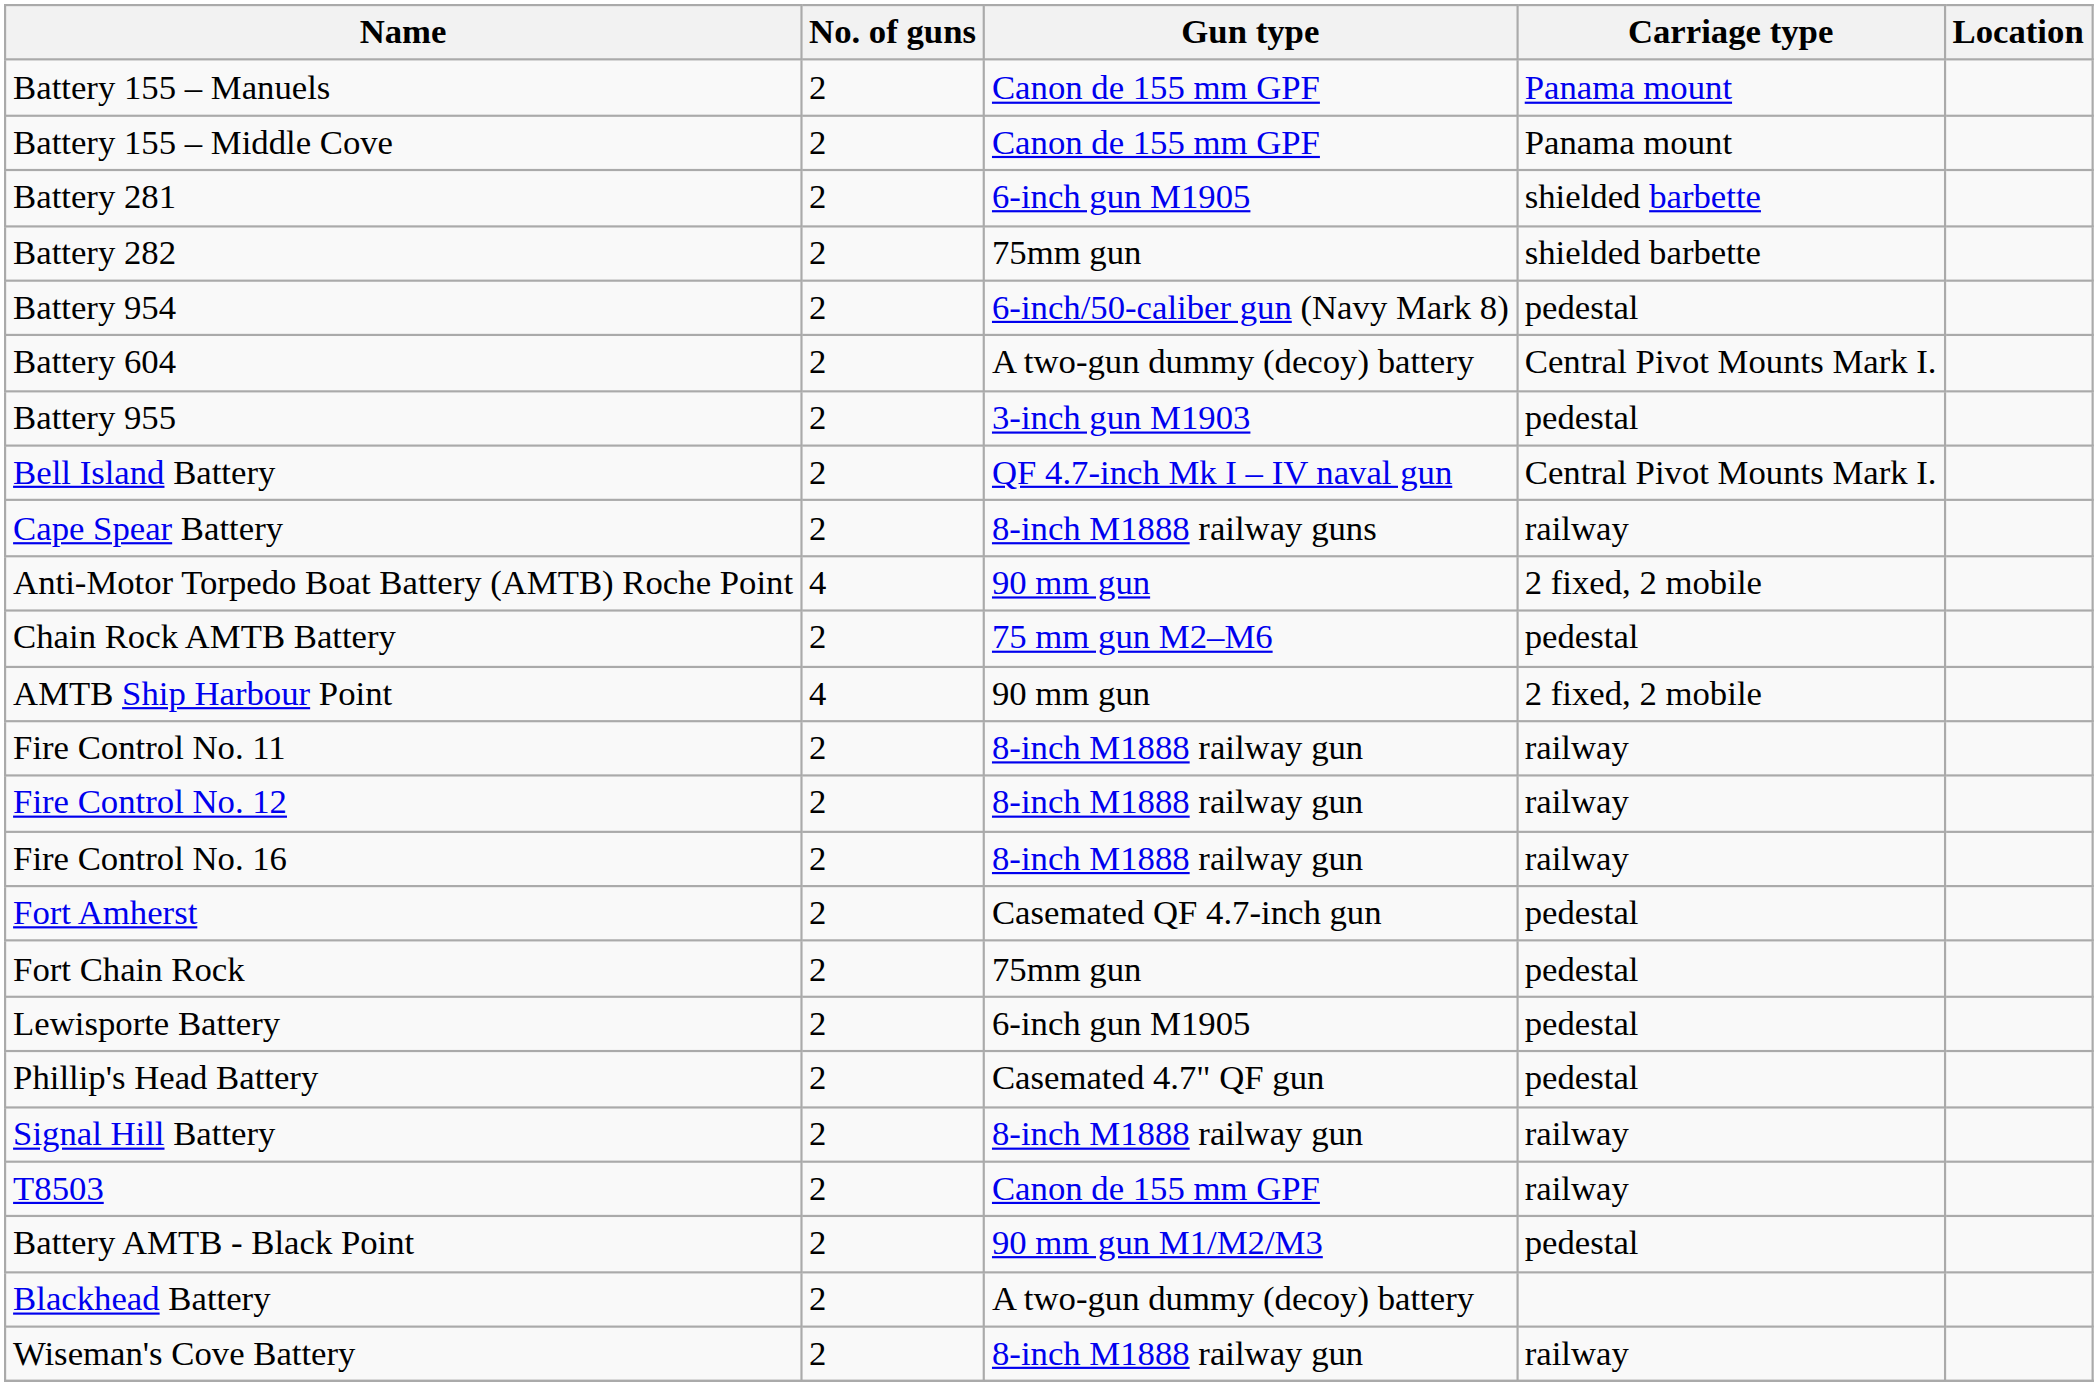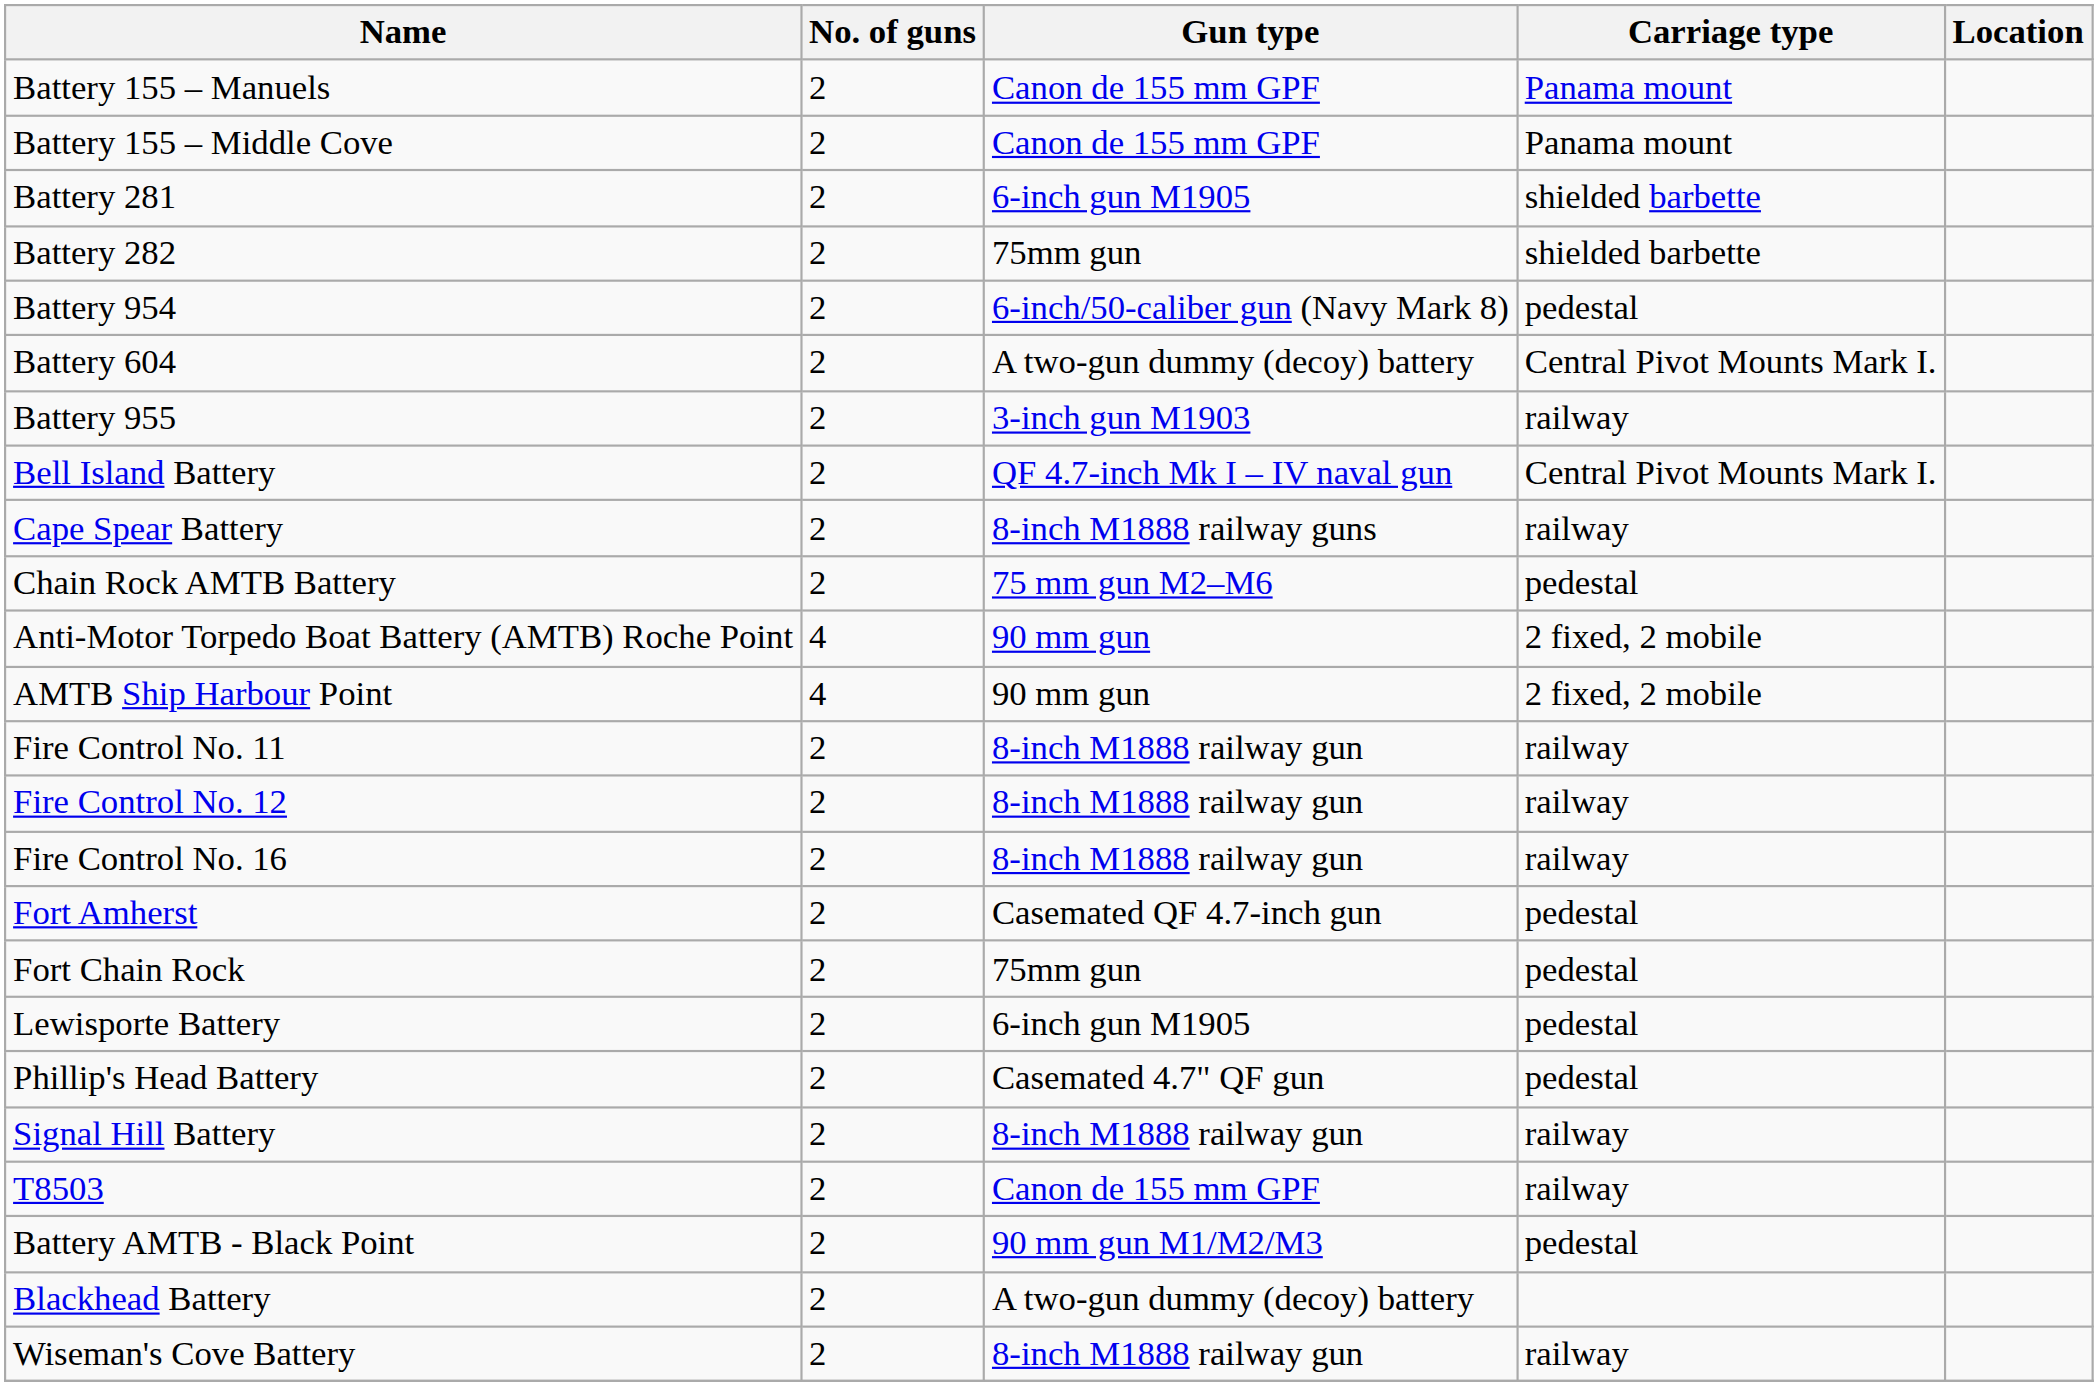(1582, 417) pedestal -> (1577, 417) railway
rows swapped: (205, 637) <-> (403, 582)
